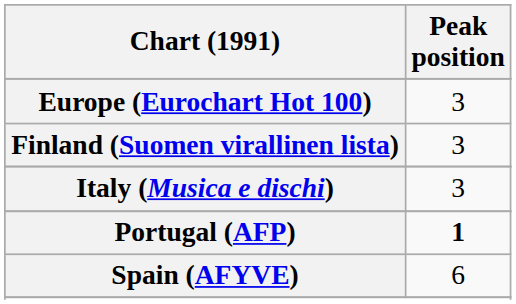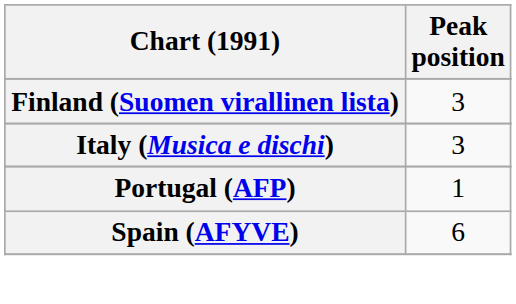- row: (205, 100)
(458, 231) bold -> (458, 188) normal
